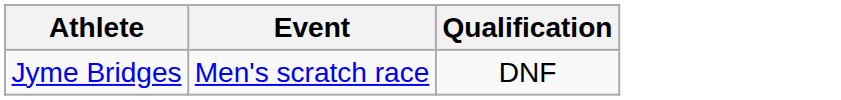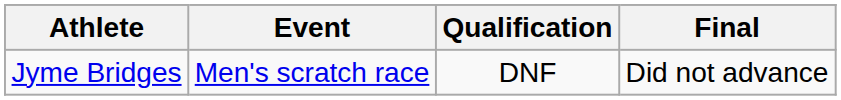+ column: (727, 28)
